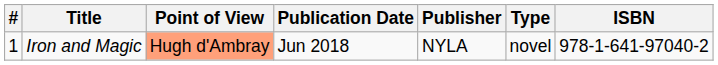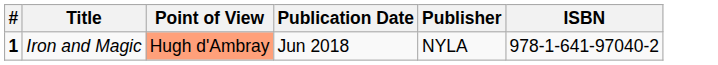- column: (530, 18)
(13, 45) normal -> (13, 45) bold
